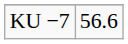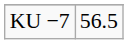(99, 21) 56.6 -> (99, 21) 56.5
